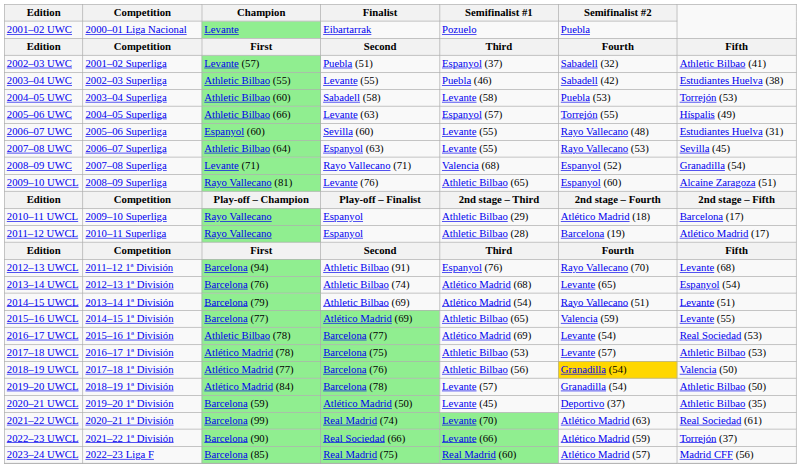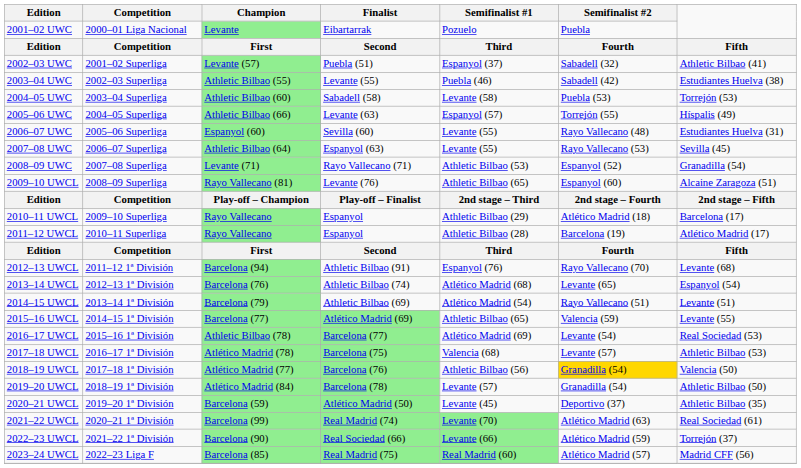(471, 166) Valencia (68) -> (485, 166) Athletic Bilbao (53)
(485, 353) Athletic Bilbao (53) -> (471, 353) Valencia (68)
